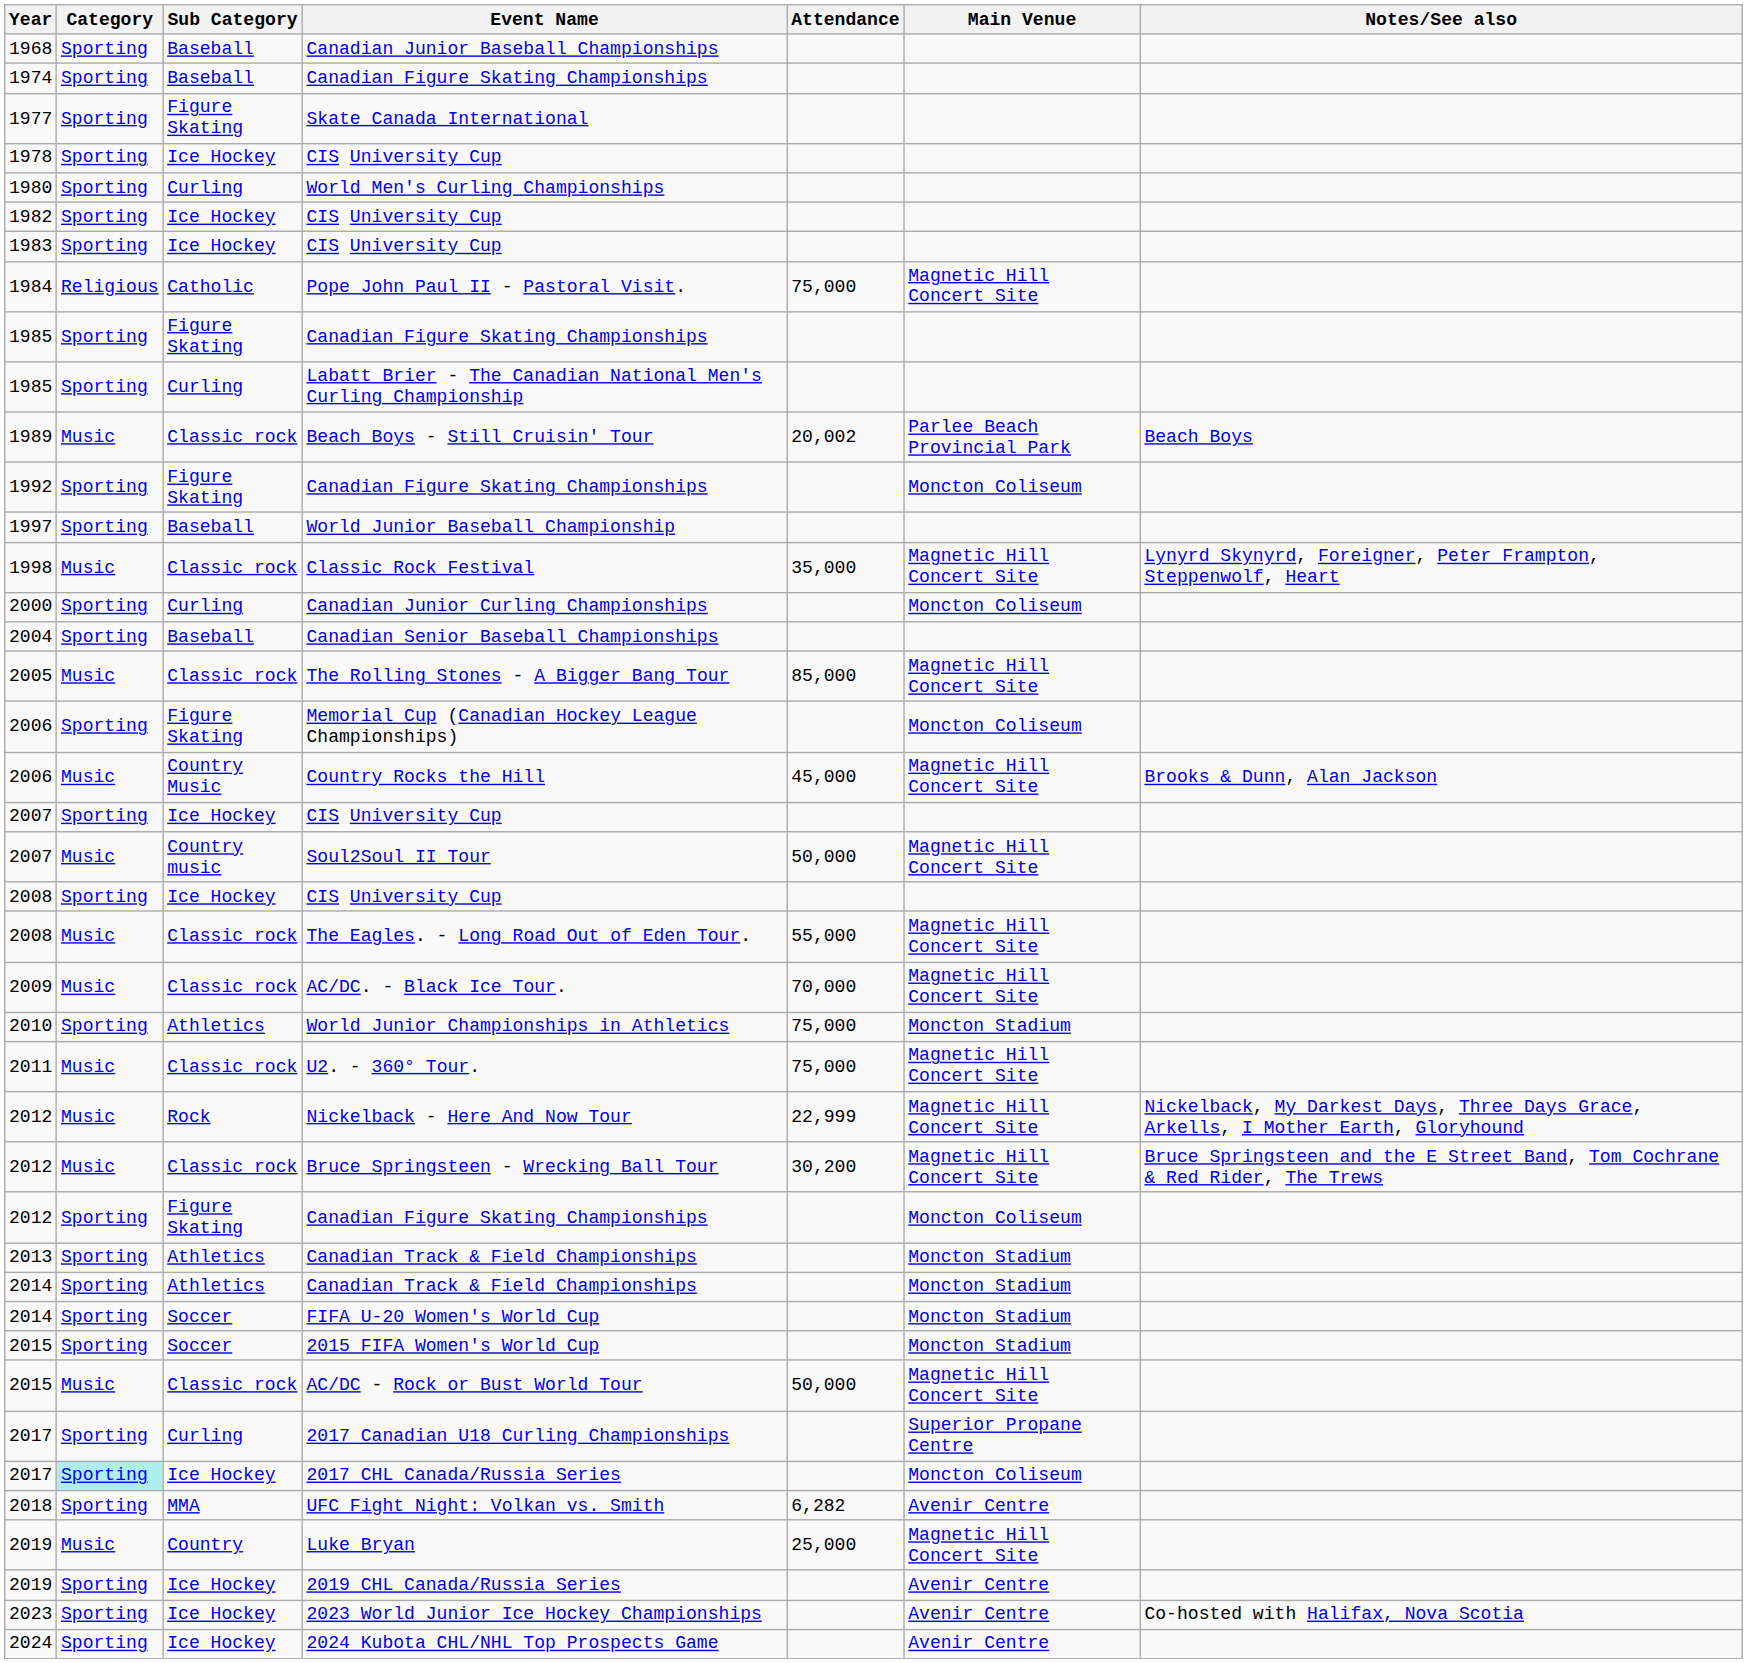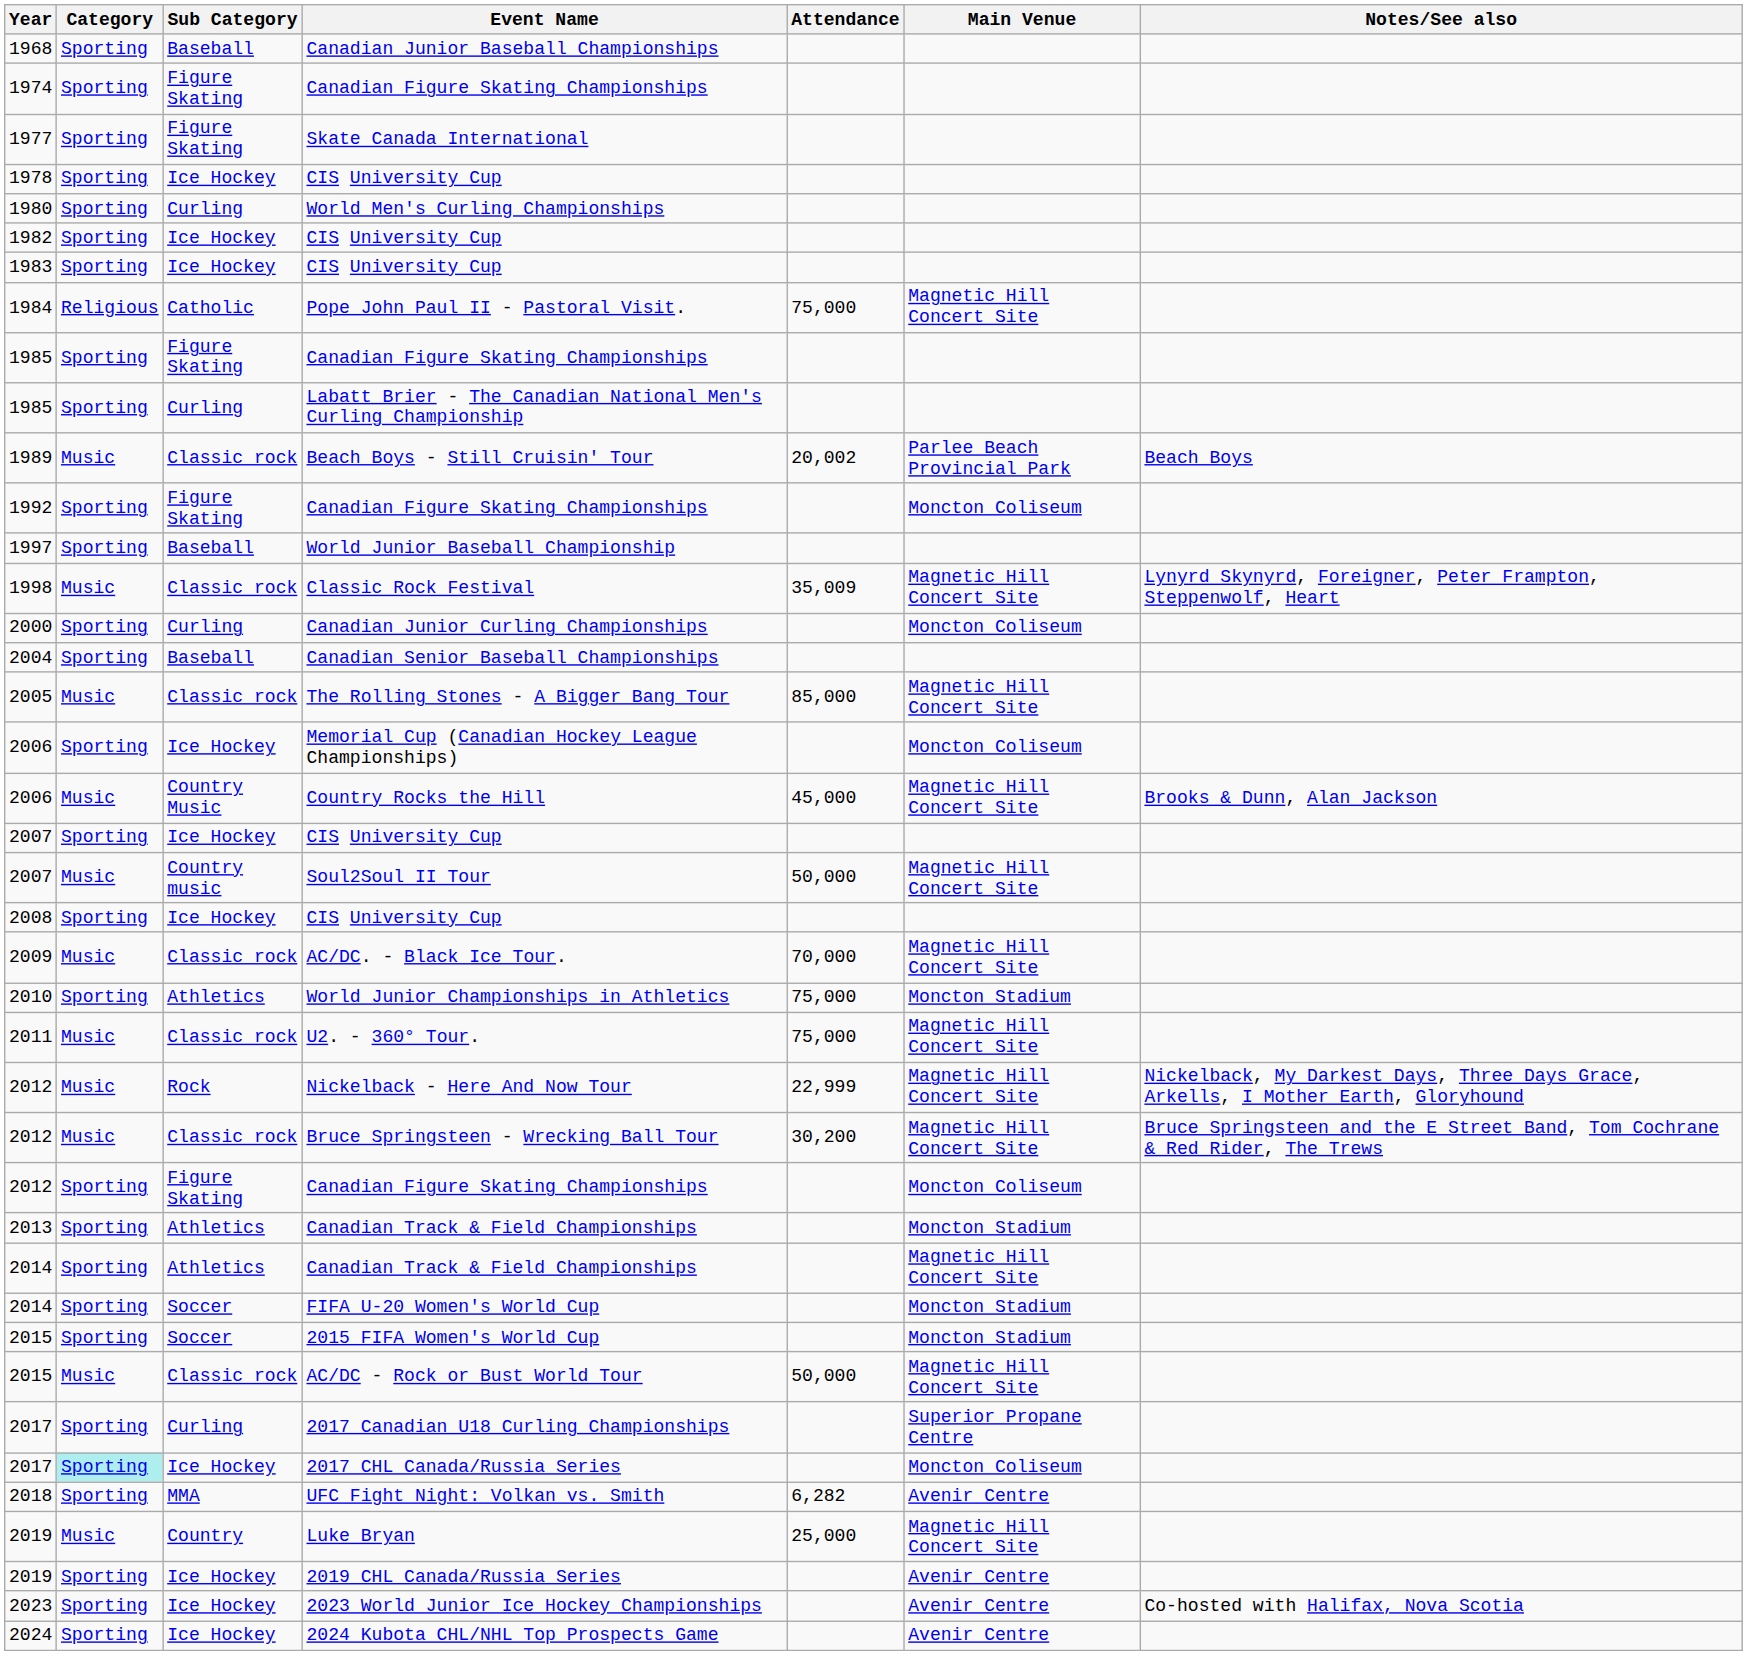(211, 78) Baseball -> (205, 89) Figure Skating
(824, 567) 35,000 -> (824, 588) 35,009
(205, 727) Figure Skating -> (221, 748) Ice Hockey
- row: (31, 937)
(990, 1287) Moncton Stadium -> (979, 1268) Magnetic Hill Concert Site
